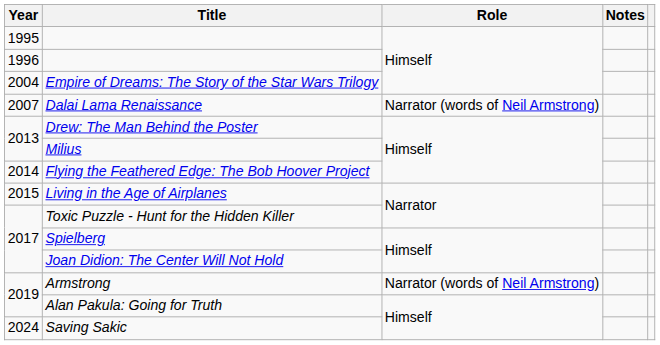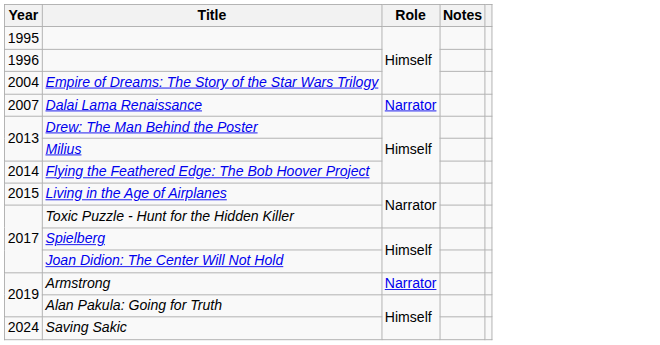(492, 104) Narrator (words of Neil Armstrong) -> (411, 104) Narrator
(492, 283) Narrator (words of Neil Armstrong) -> (411, 283) Narrator
